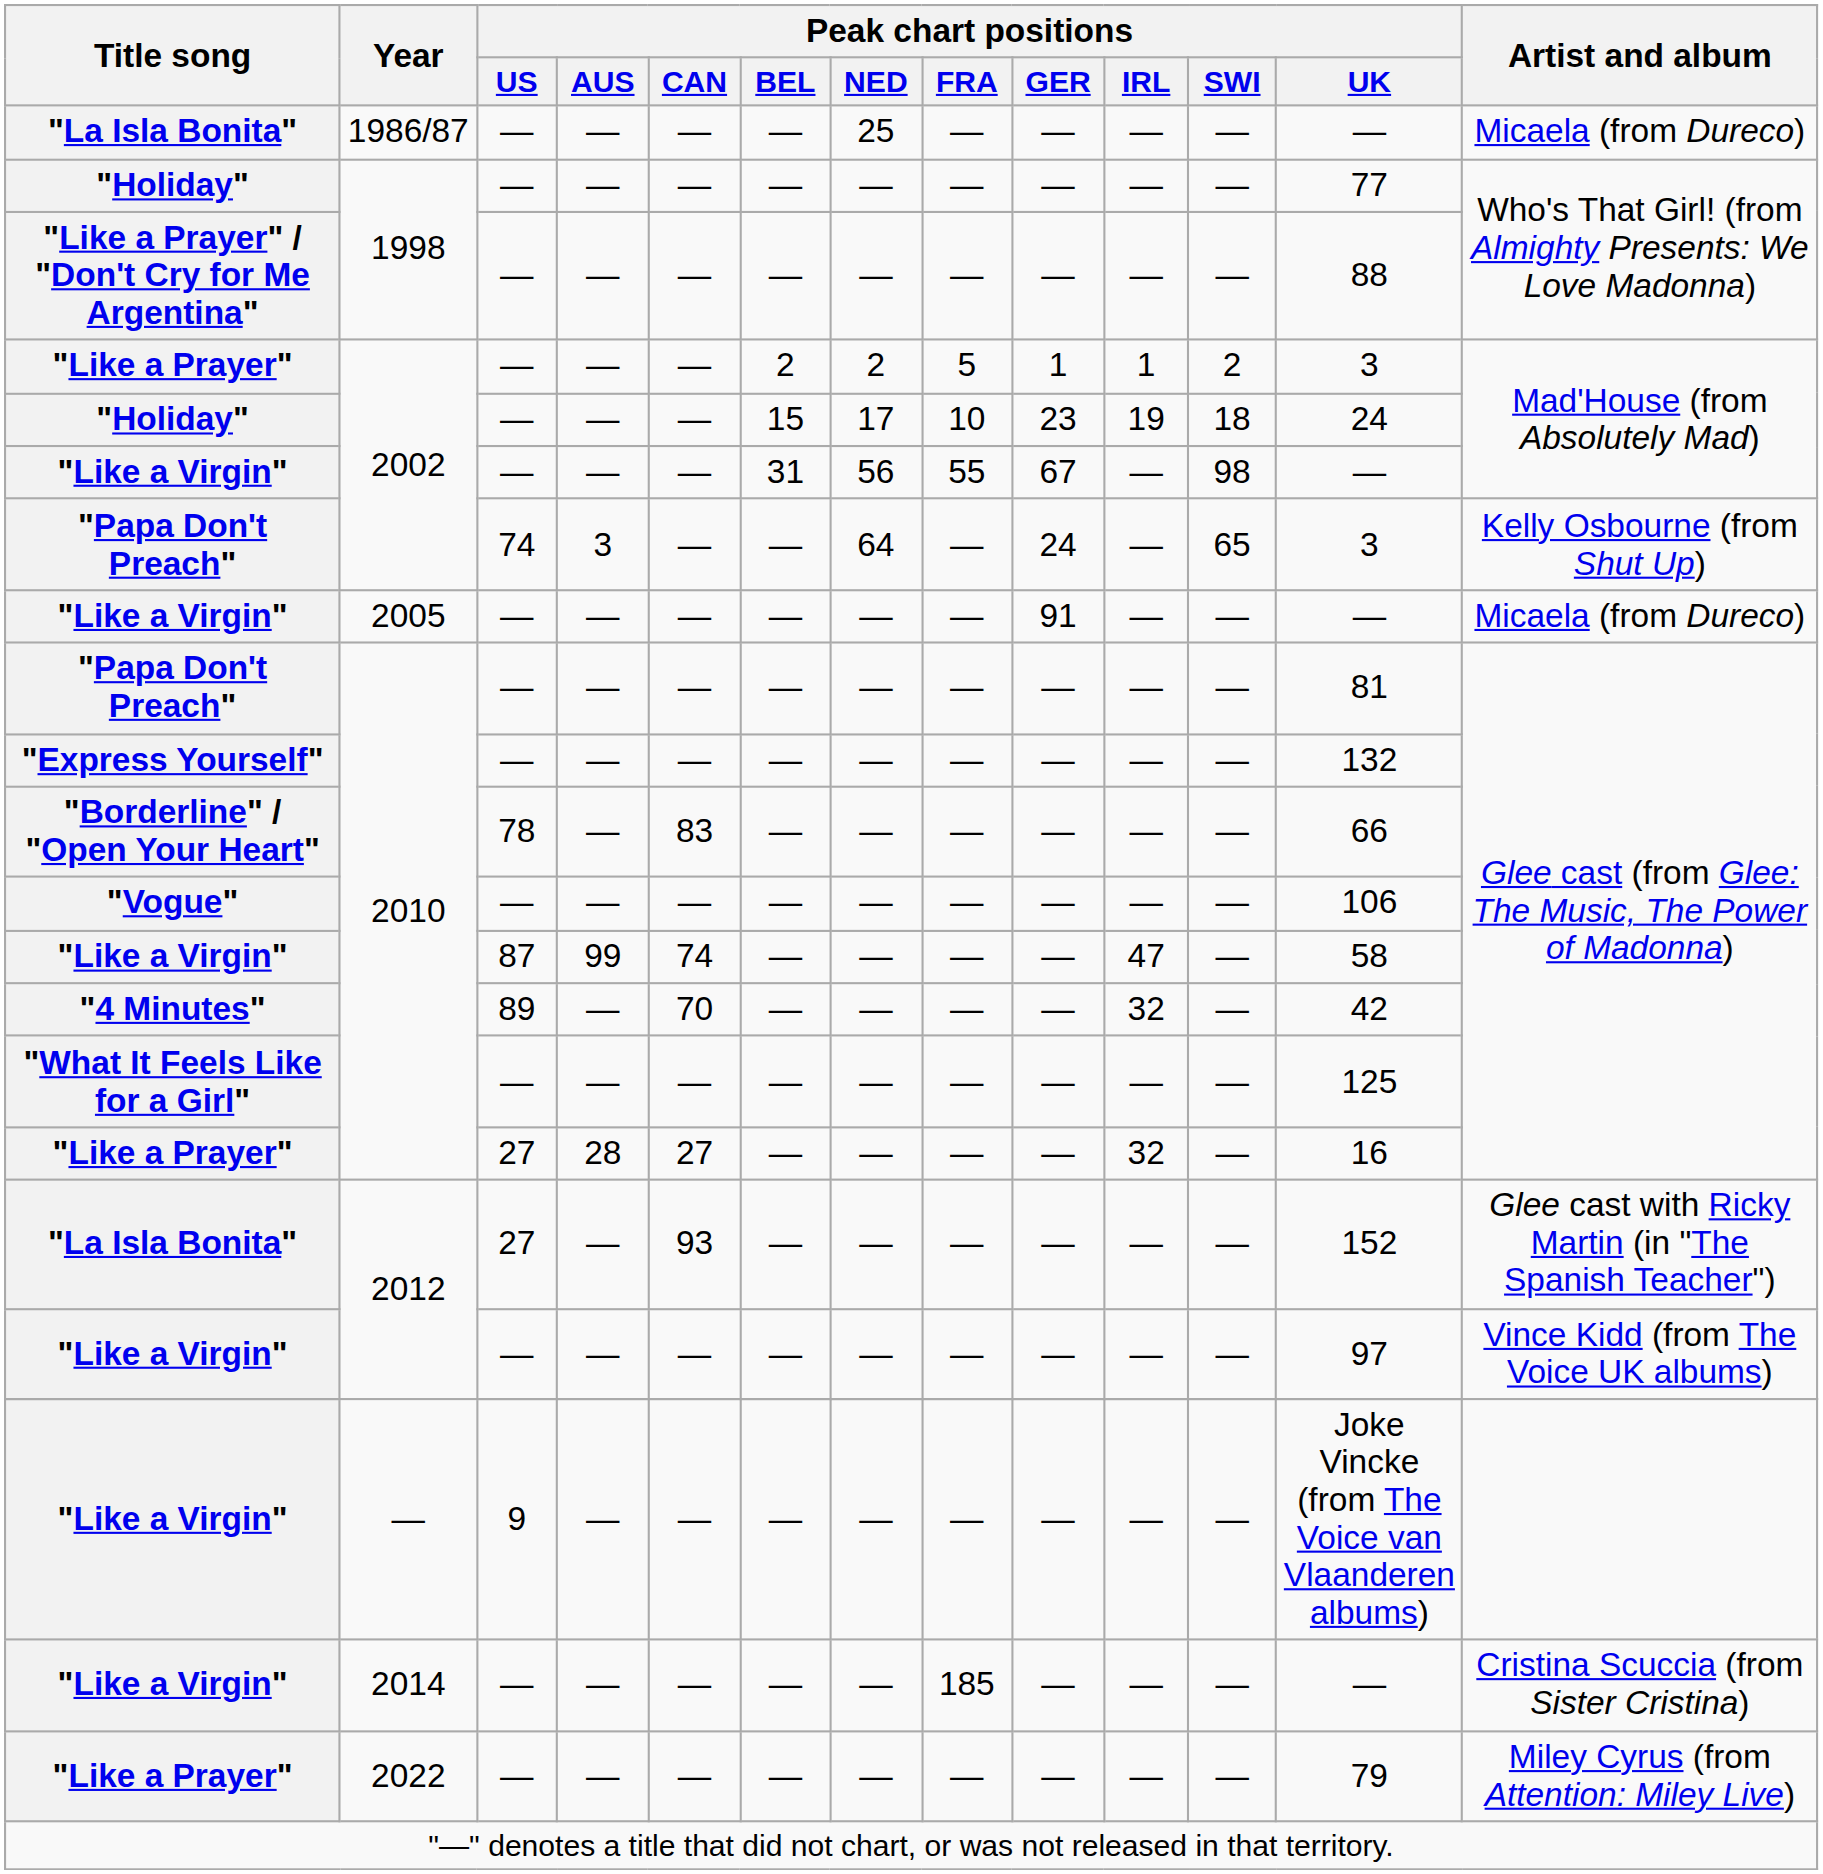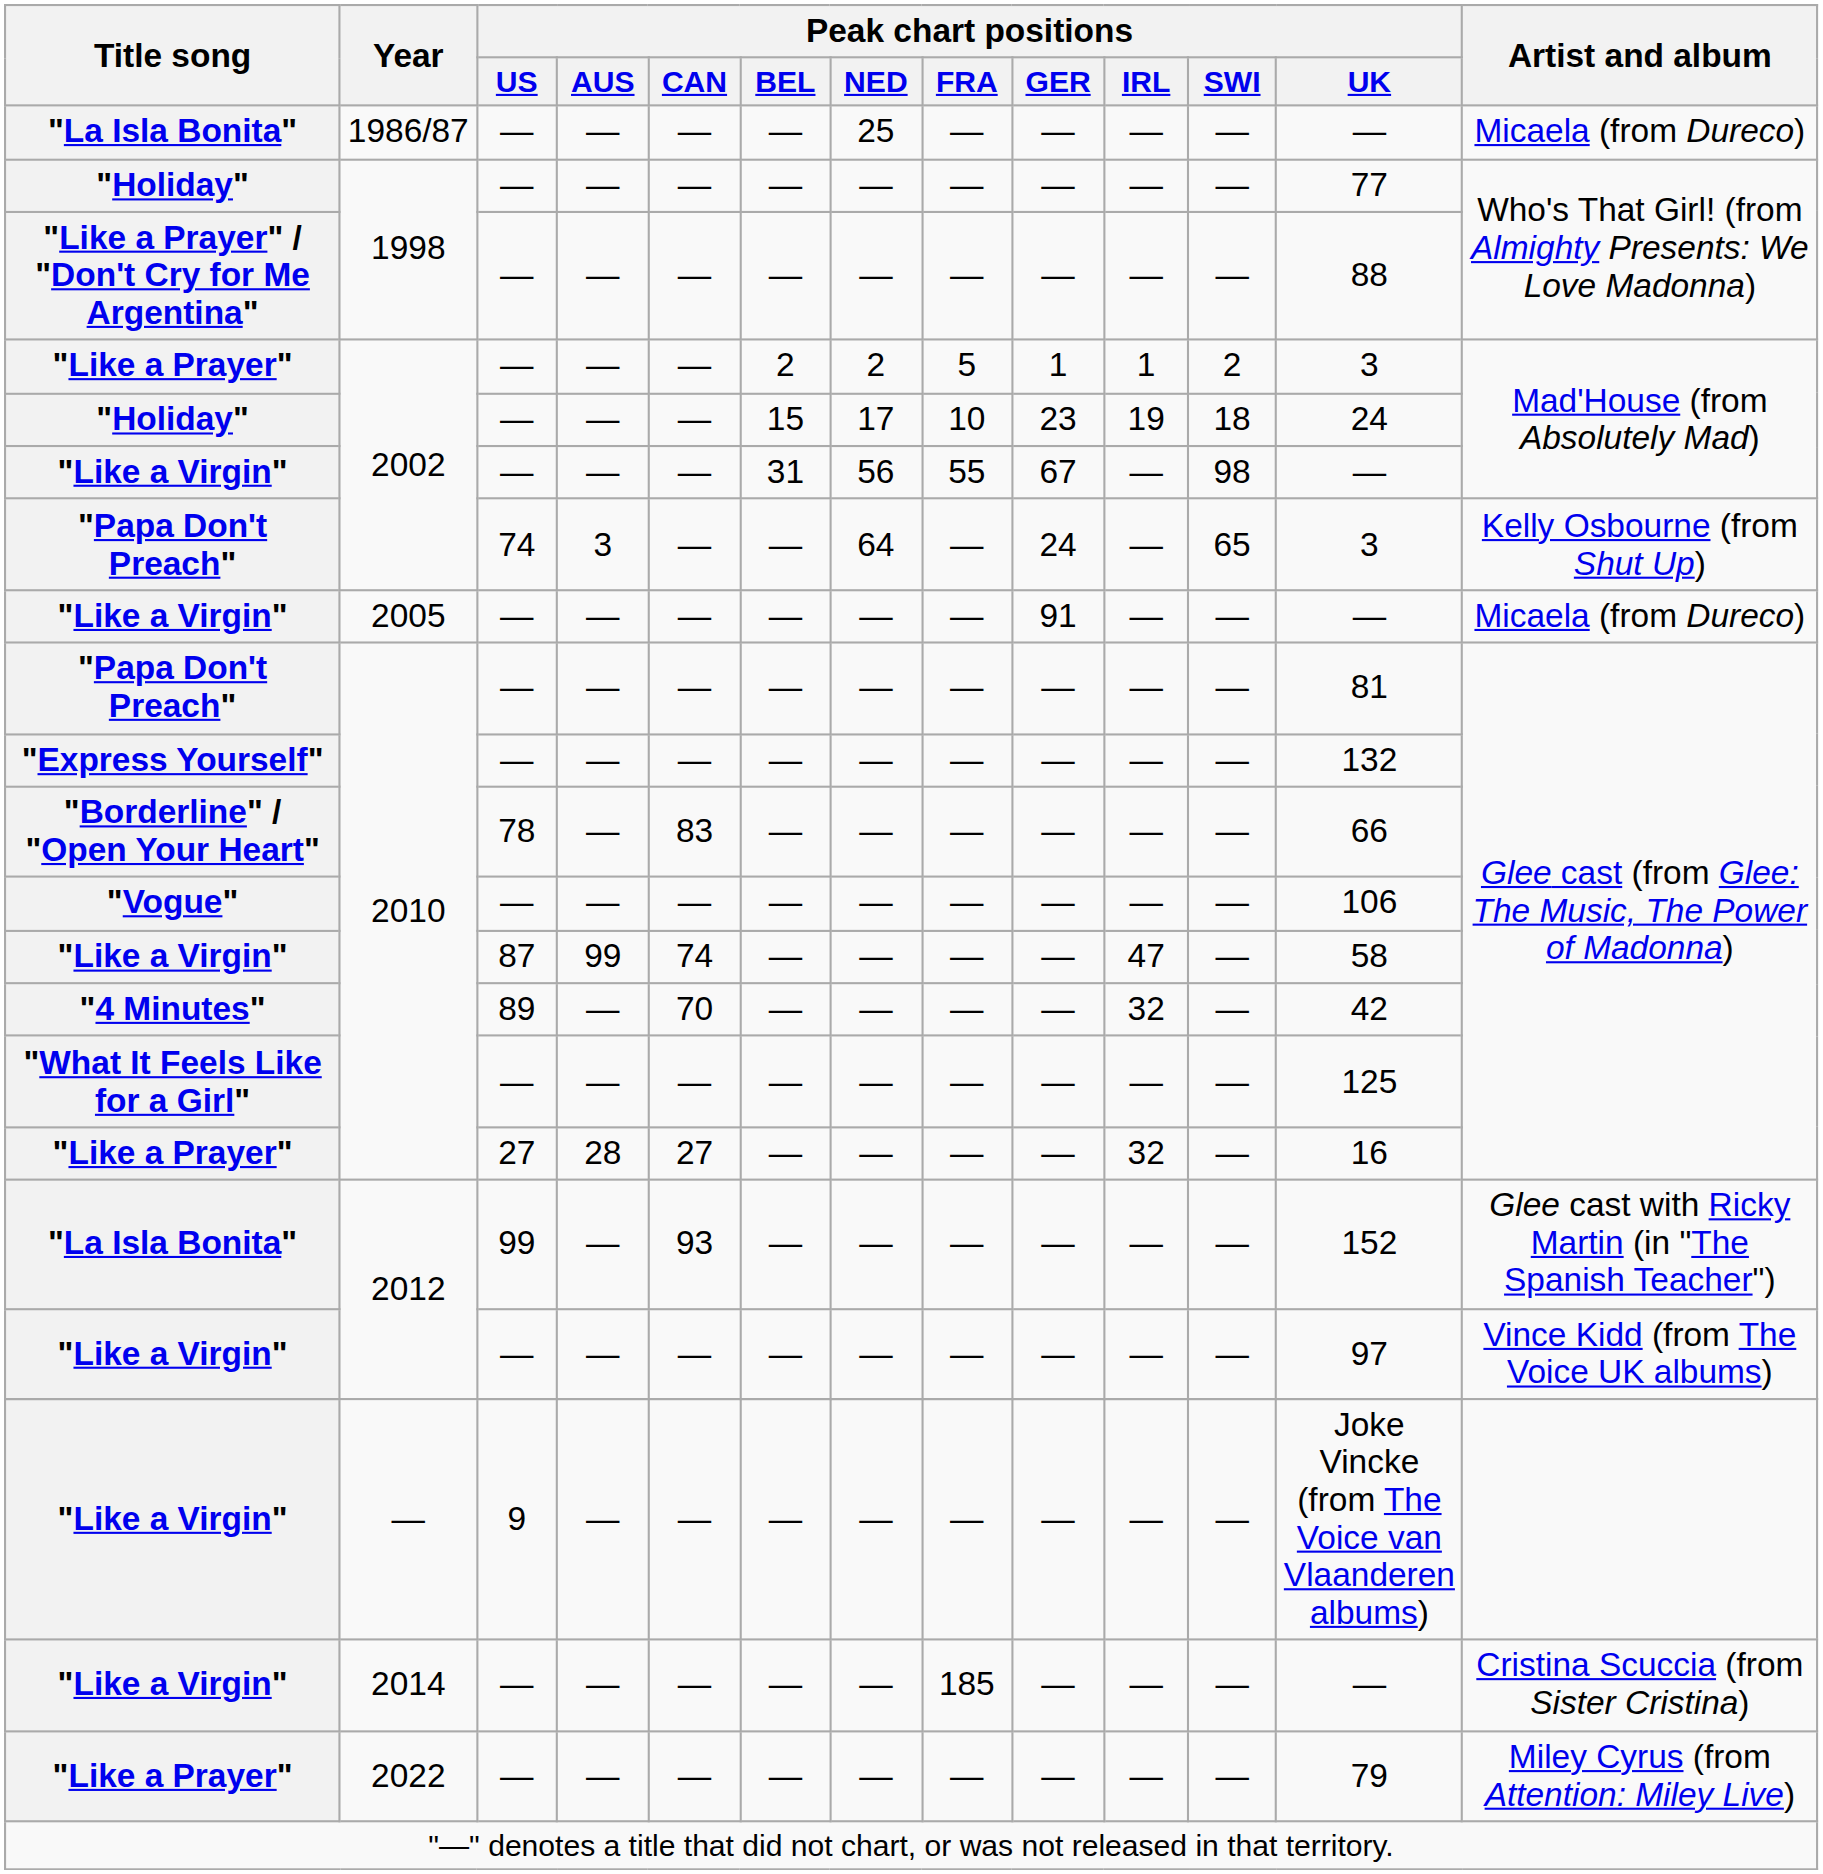(517, 1243) 27 -> (517, 1243) 99
